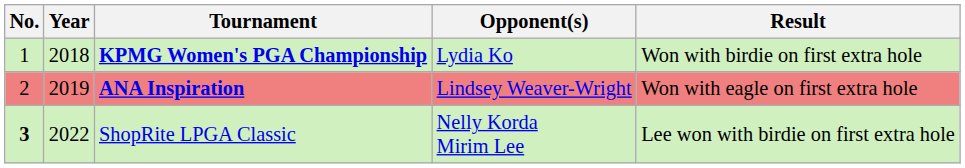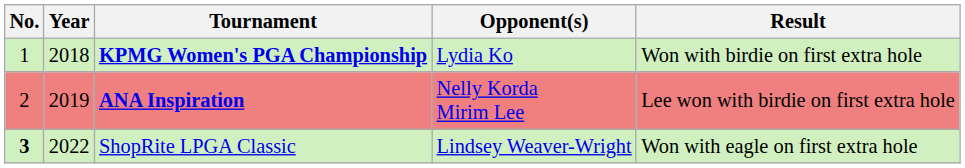(534, 88) Lindsey Weaver-Wright -> (487, 100) Nelly Korda Mirim Lee
(779, 88) Won with eagle on first extra hole -> (798, 100) Lee won with birdie on first extra hole
(487, 134) Nelly Korda Mirim Lee -> (534, 146) Lindsey Weaver-Wright
(798, 134) Lee won with birdie on first extra hole -> (779, 146) Won with eagle on first extra hole
